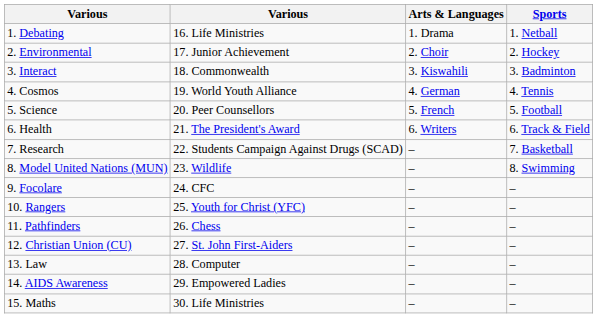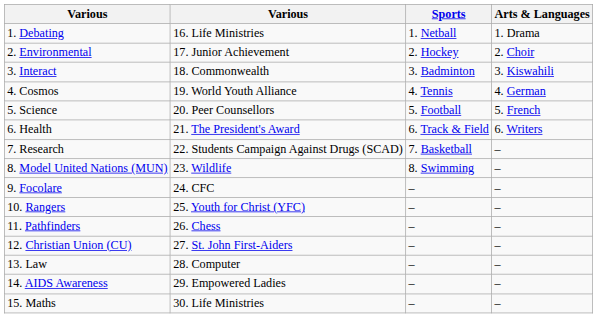columns swapped: (456, 14) <-> (550, 14)
